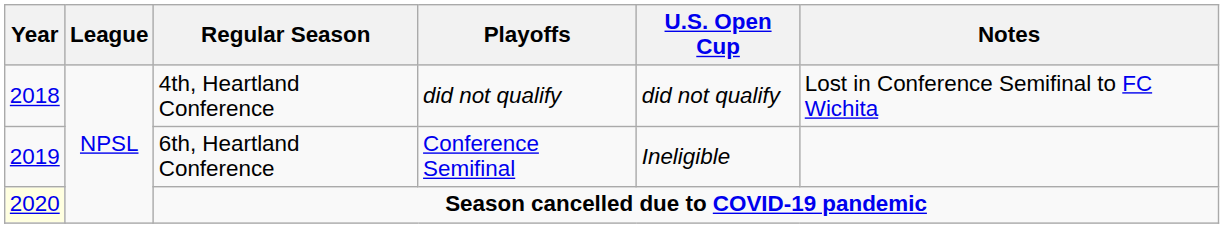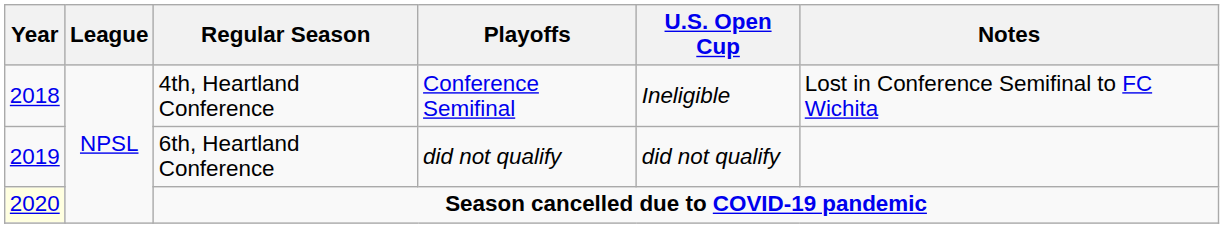(492, 95) did not qualify -> (481, 95) Conference Semifinal
(711, 95) did not qualify -> (686, 95) Ineligible
(481, 156) Conference Semifinal -> (492, 156) did not qualify
(686, 156) Ineligible -> (711, 156) did not qualify
